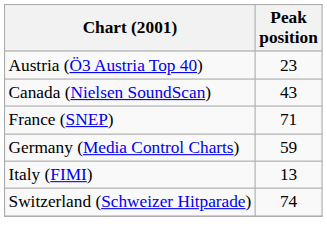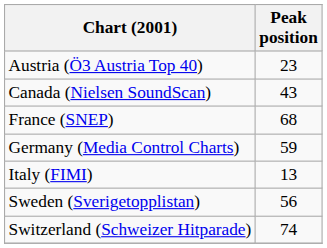(289, 119) 71 -> (289, 119) 68
+ row: (104, 202)
